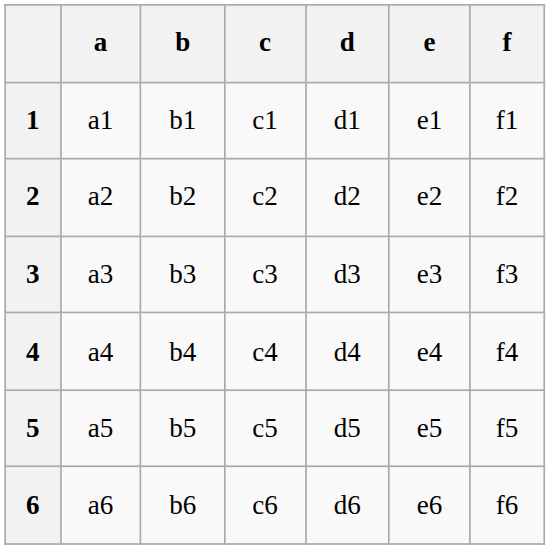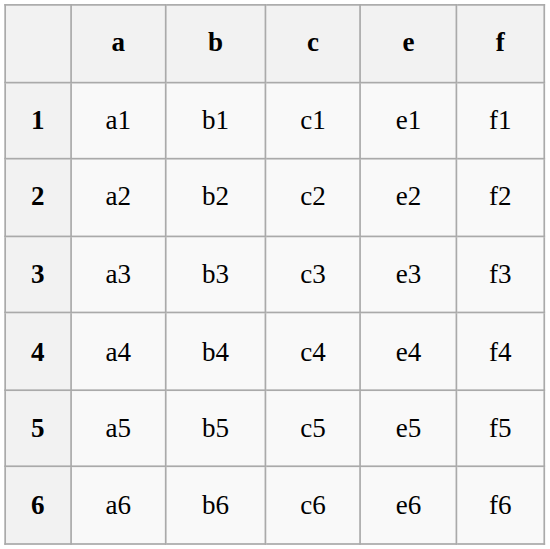- column: (347, 43)
